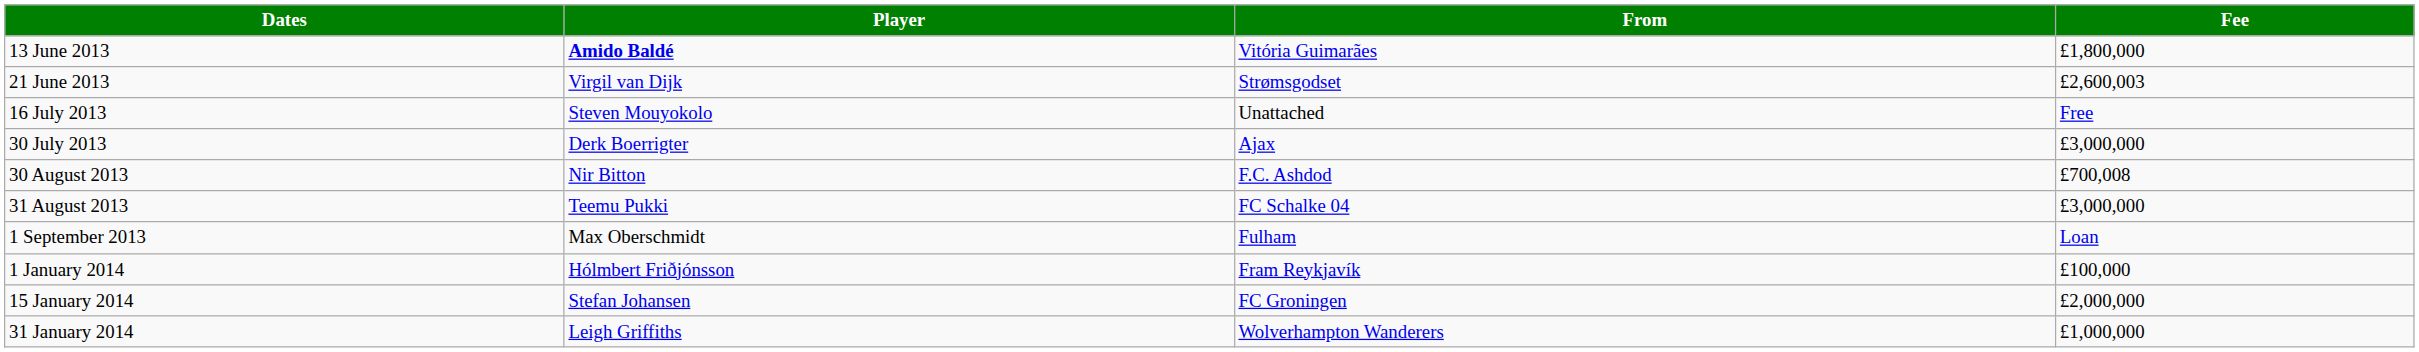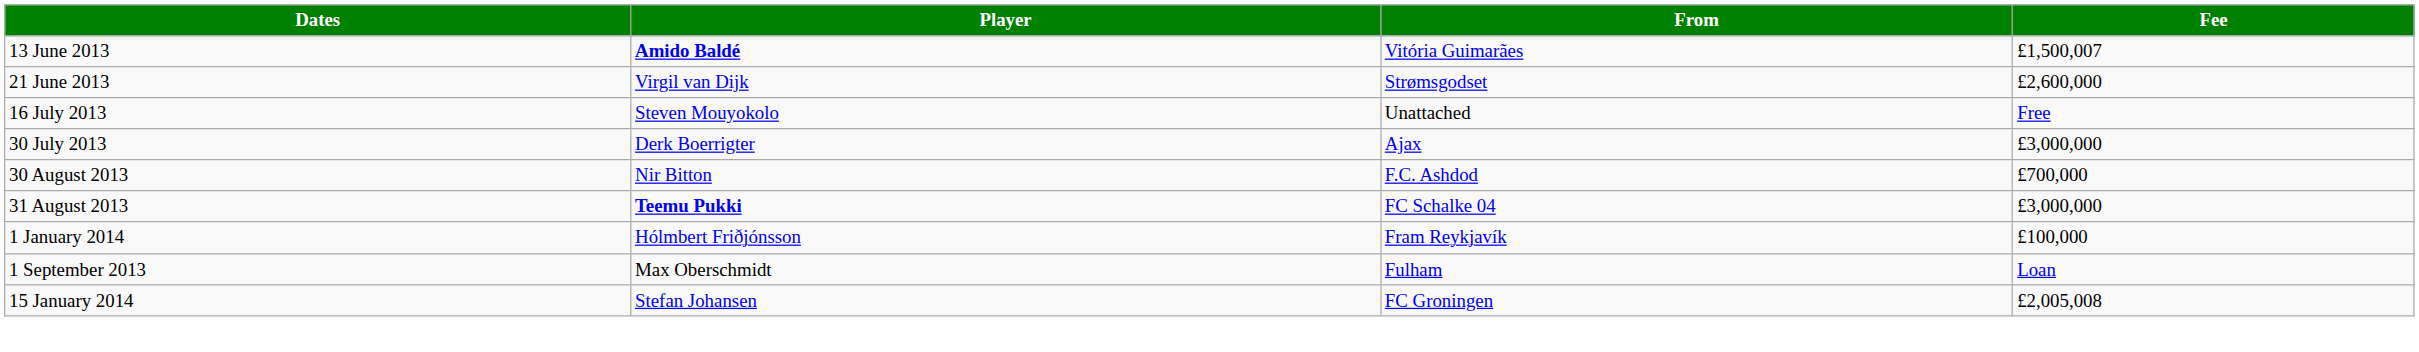(2102, 51) £1,800,000 -> (2060, 51) £1,500,007
(2102, 82) £2,600,003 -> (2060, 82) £2,600,000
(2095, 175) £700,008 -> (2052, 175) £700,000
(618, 206) normal -> (688, 206) bold
rows swapped: (78, 237) <-> (67, 268)
(2102, 299) £2,000,000 -> (2060, 299) £2,005,008
- row: (71, 331)
